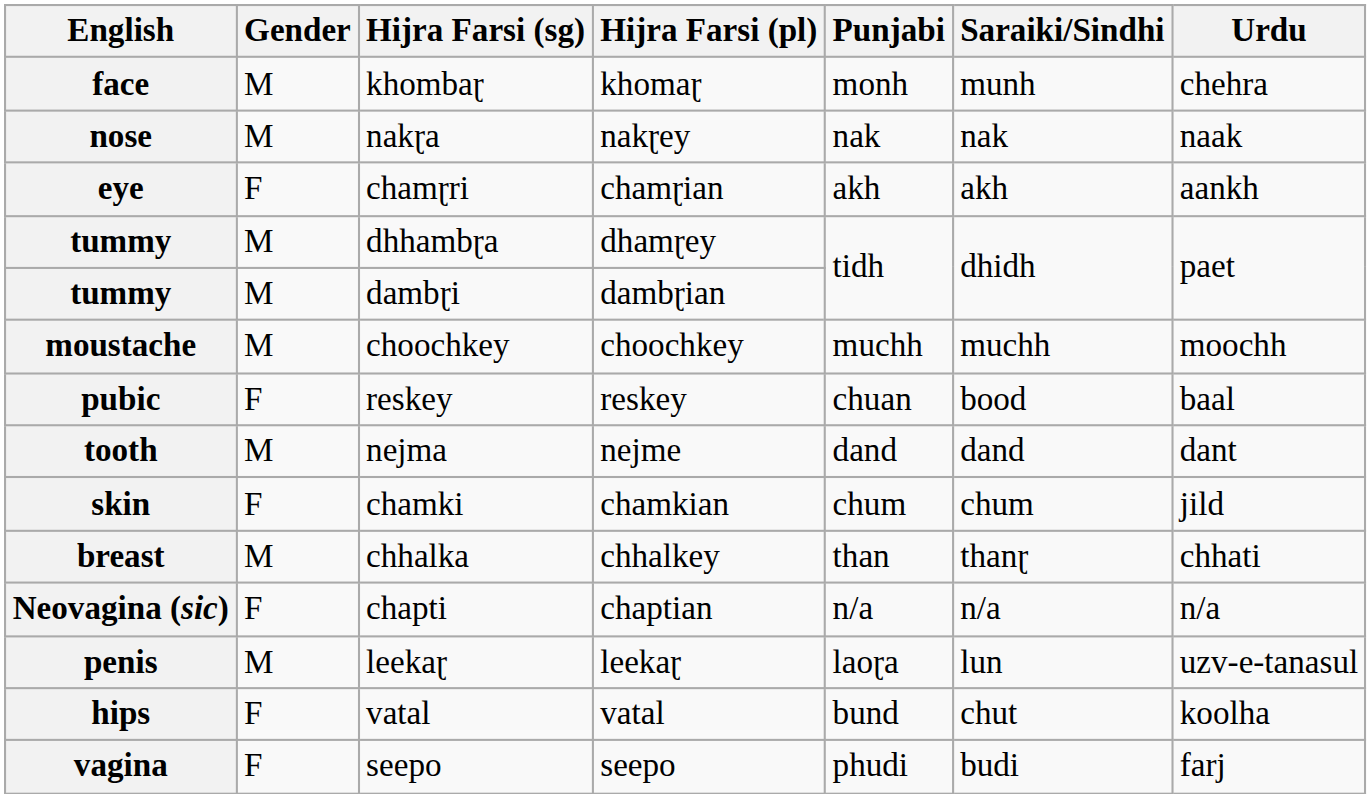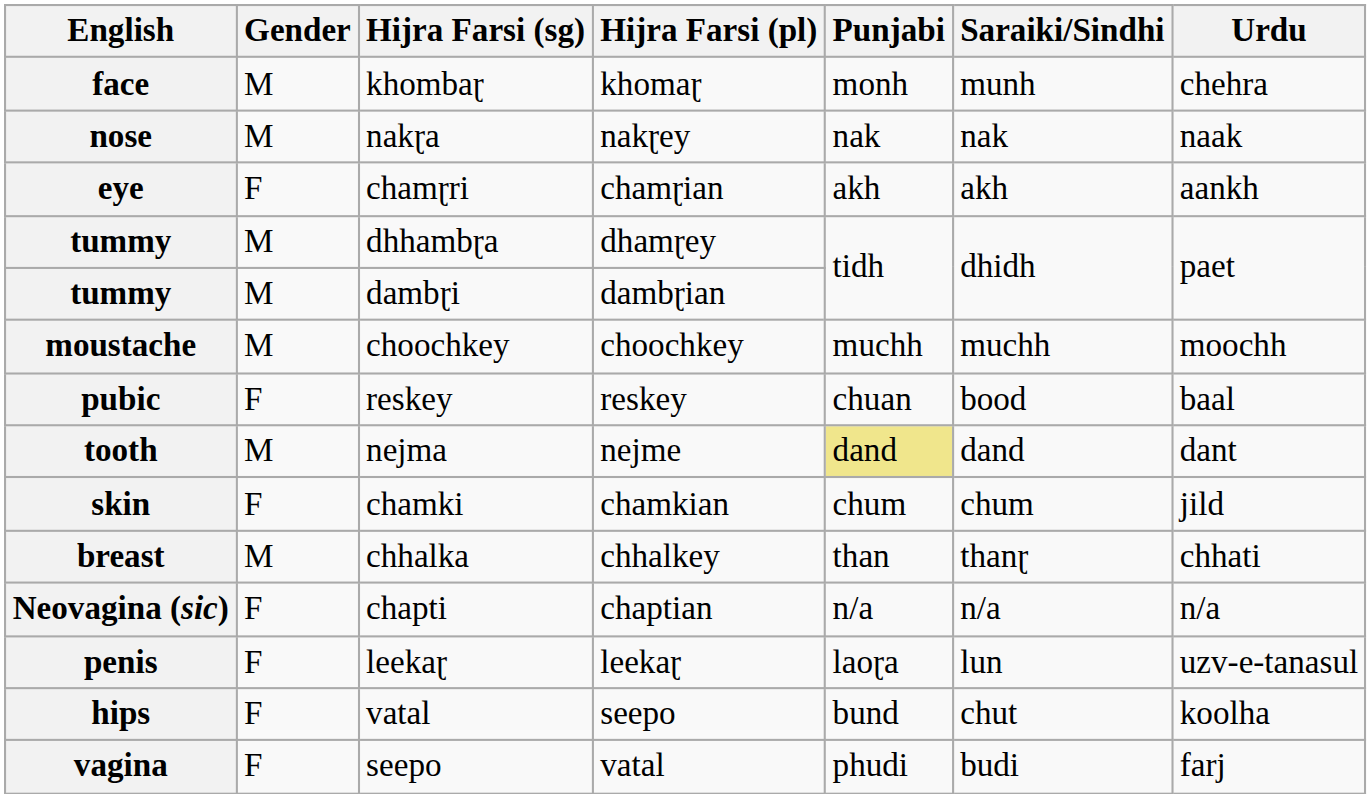(865, 450) no background -> (865, 450) khaki background
(259, 661) M -> (253, 661) F
(632, 713) vatal -> (638, 713) seepo
(638, 766) seepo -> (632, 766) vatal
